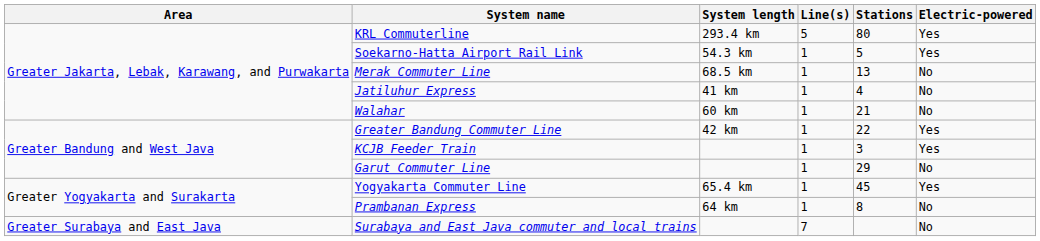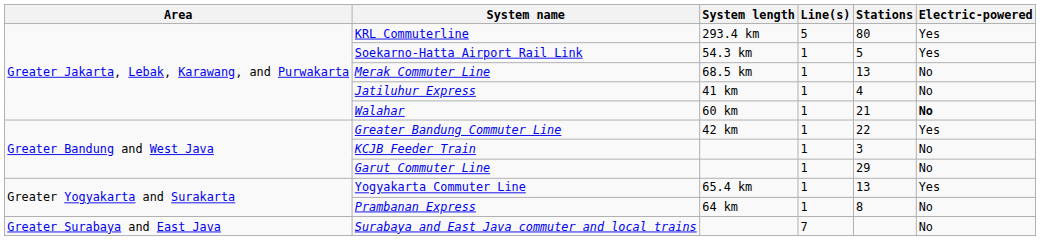(926, 110) normal -> (926, 110) bold
(929, 149) Yes -> (926, 149) No
(863, 188) 45 -> (863, 188) 13
